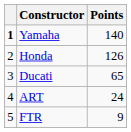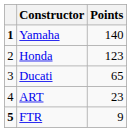(114, 56) 126 -> (114, 56) 123
(117, 97) 24 -> (117, 97) 23
(10, 117) normal -> (10, 117) bold
